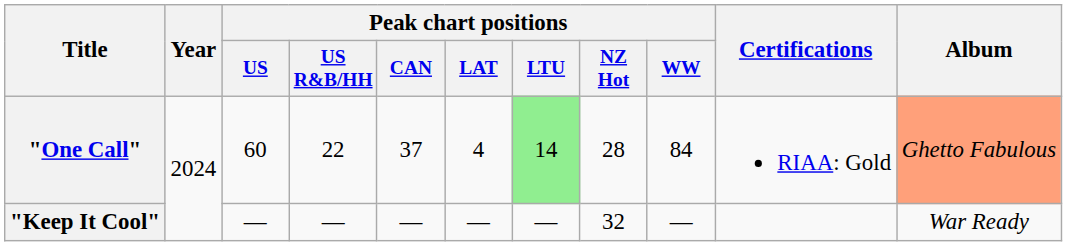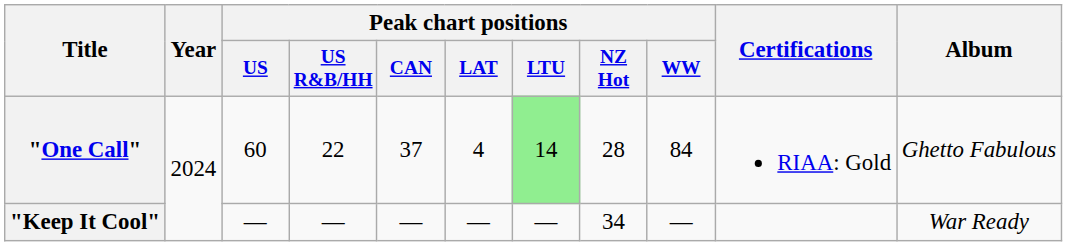(979, 149) lightsalmon background -> (979, 149) no background
(614, 221) 32 -> (614, 221) 34
